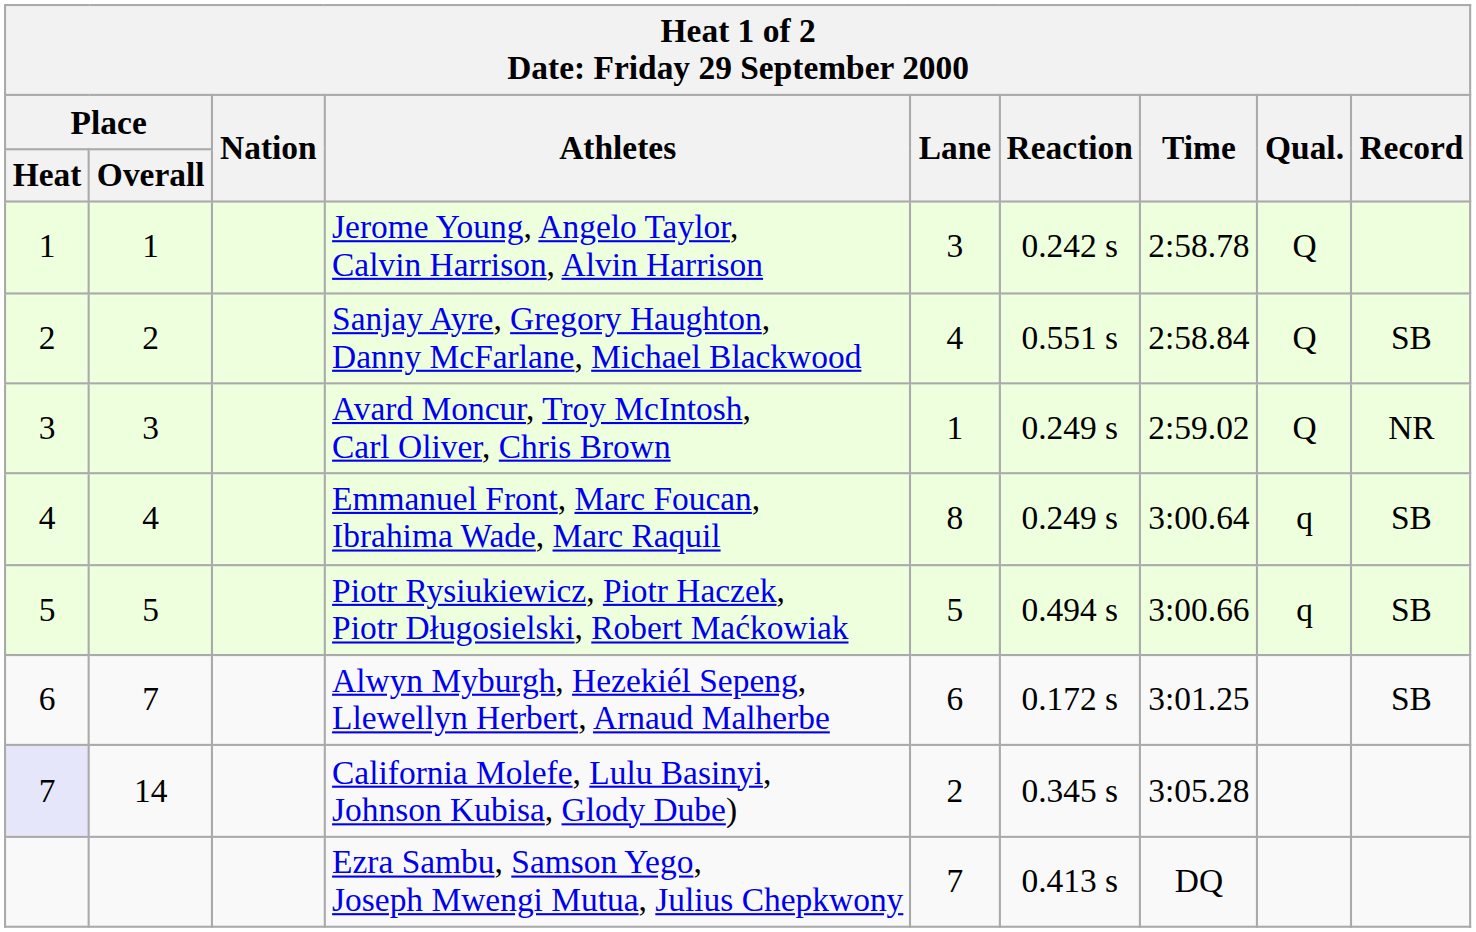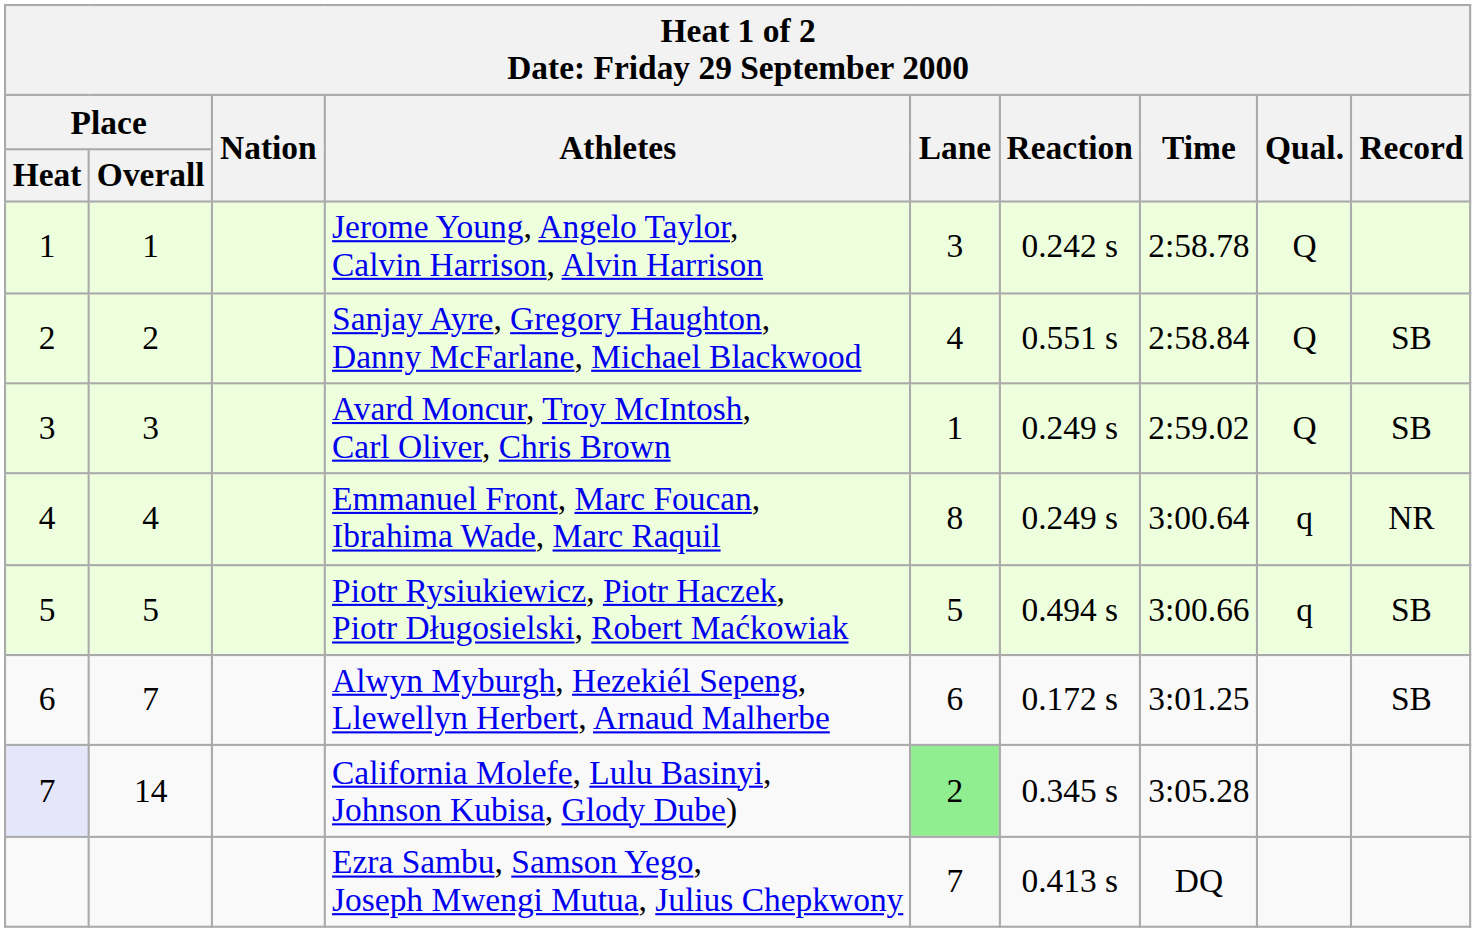(1411, 427) NR -> (1411, 427) SB
(1411, 518) SB -> (1411, 518) NR
(955, 790) no background -> (955, 790) lightgreen background
